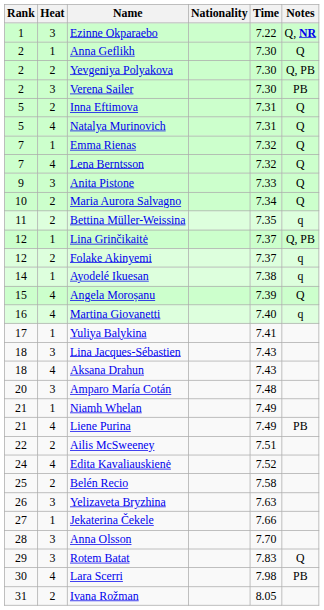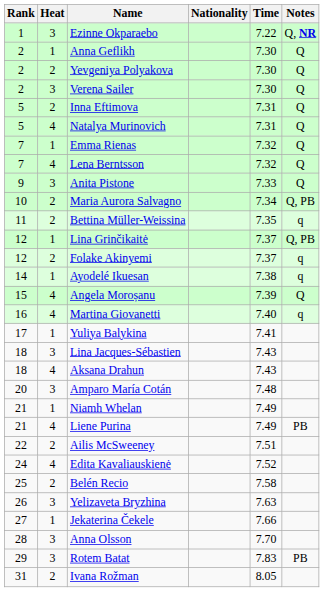(300, 70) Q, PB -> (300, 70) Q
(300, 88) PB -> (300, 88) Q
(300, 201) Q -> (300, 201) Q, PB
(300, 558) Q -> (300, 558) PB
- row: (96, 577)
